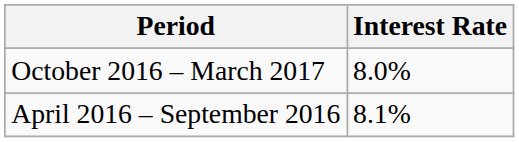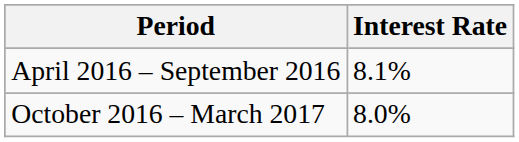rows swapped: (176, 114) <-> (168, 70)
